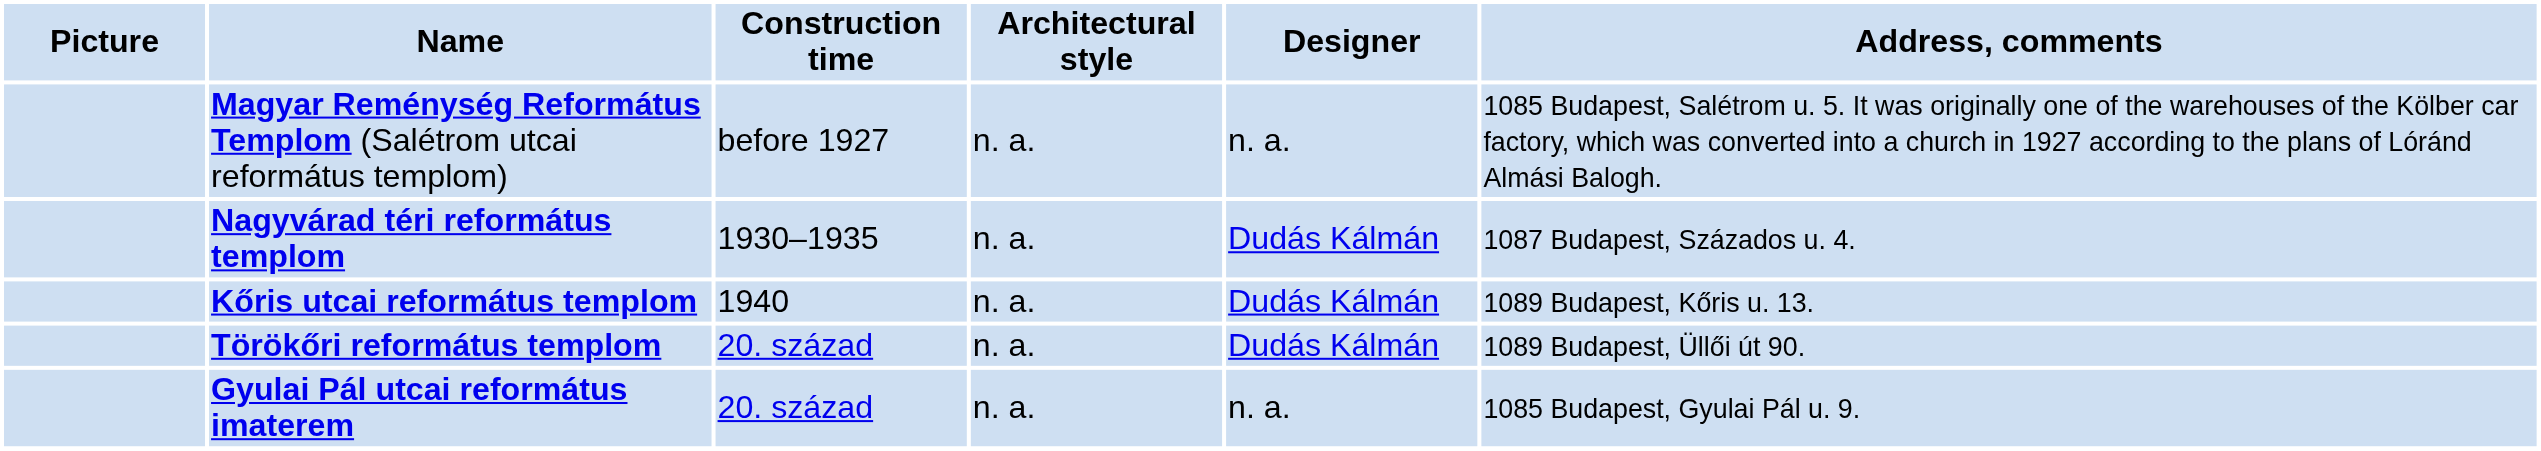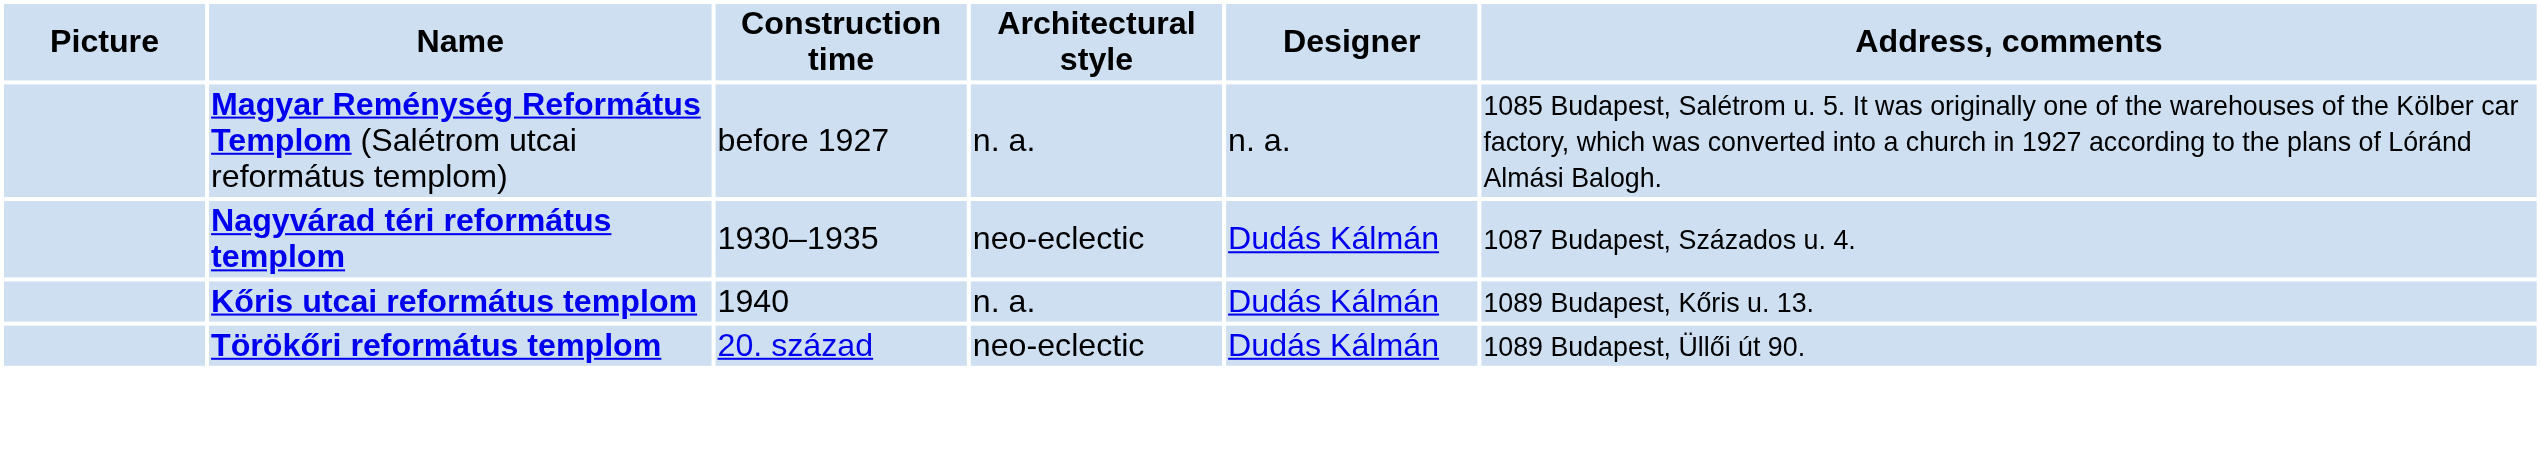(1004, 238) n. a. -> (1059, 238) neo-eclectic
(1004, 345) n. a. -> (1059, 345) neo-eclectic
- row: (419, 407)
